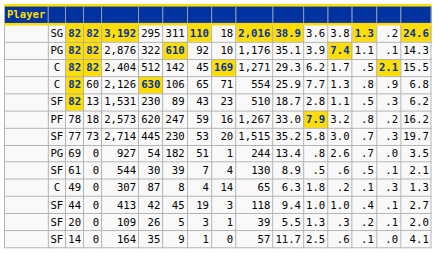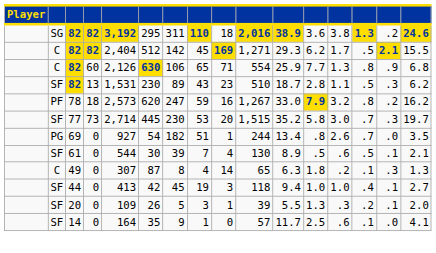- row: (57, 51)
